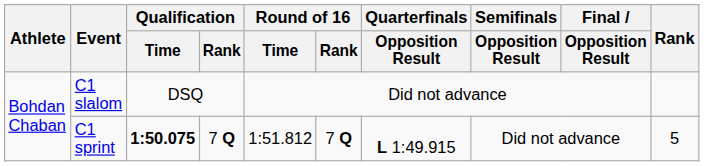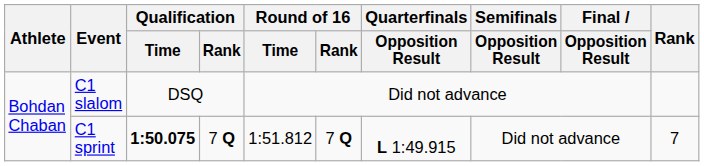(674, 139) 5 -> (674, 139) 7
